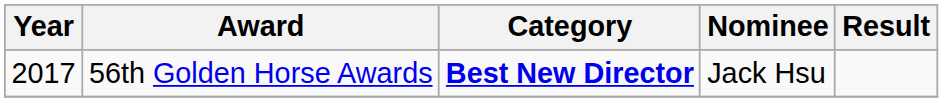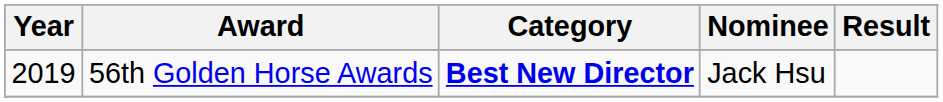(44, 73) 2017 -> (44, 73) 2019
